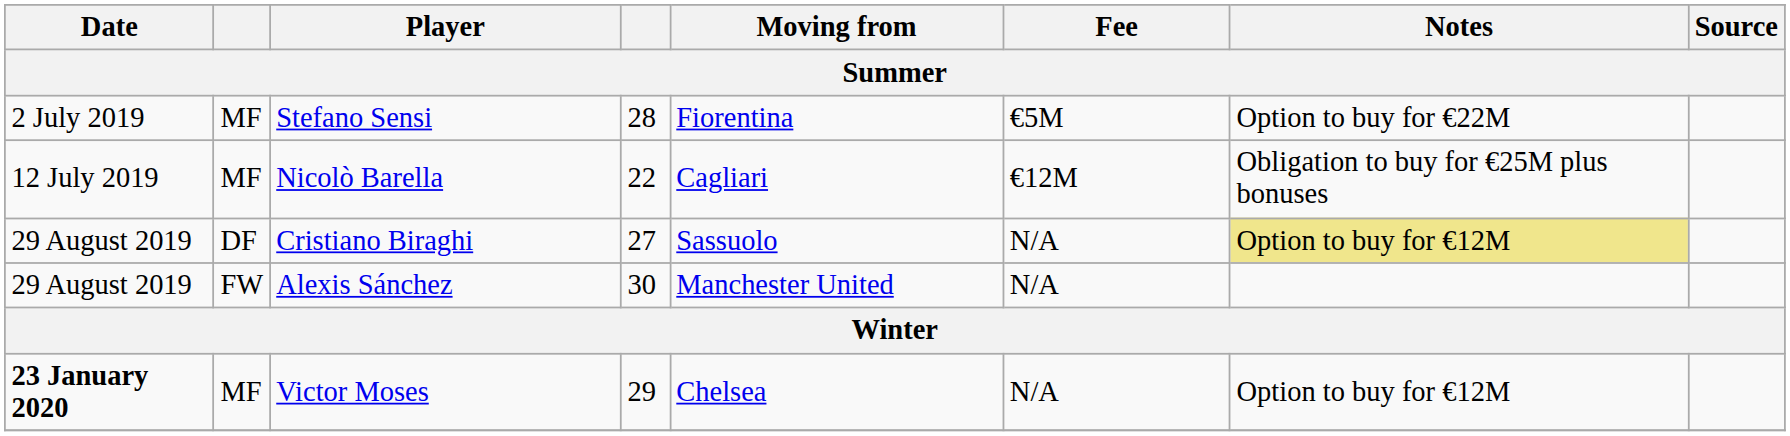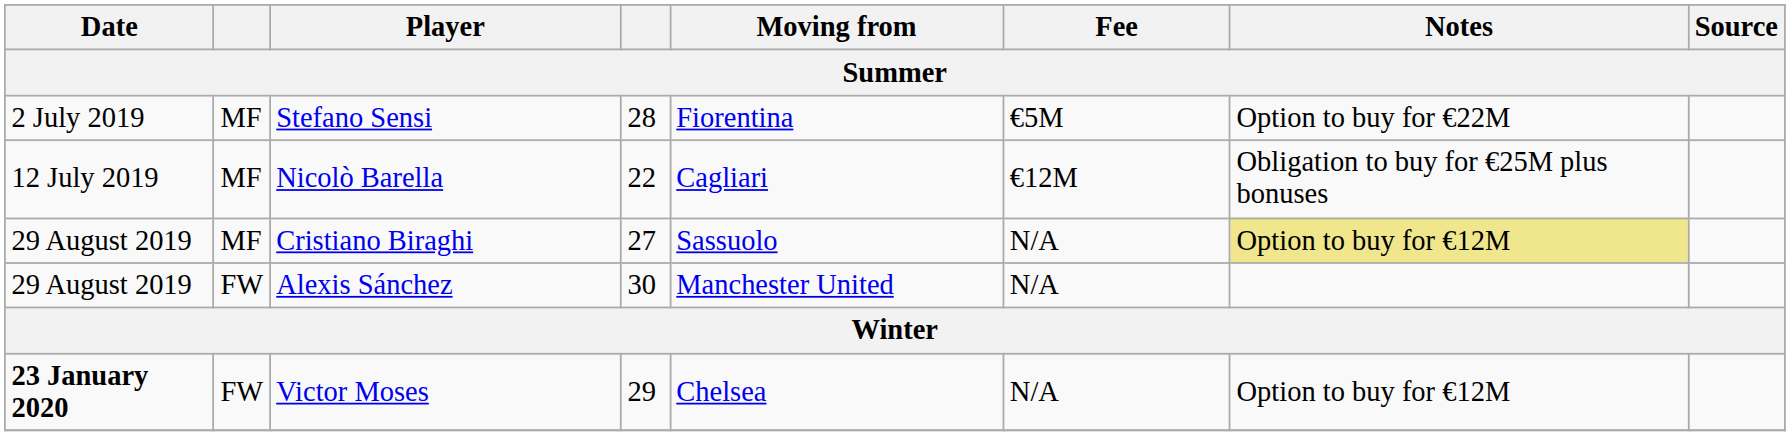(239, 239) DF -> (241, 239) MF
(241, 391) MF -> (242, 391) FW
